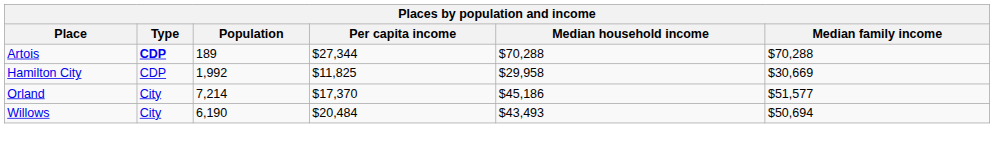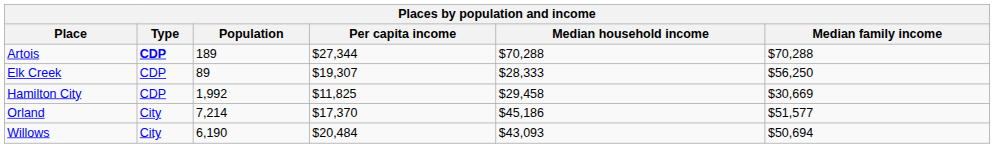+ row: (34, 73)
(521, 73) $29,958 -> (521, 93) $29,458
(521, 113) $43,493 -> (521, 133) $43,093
